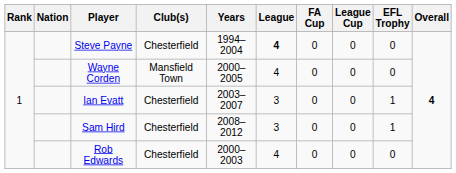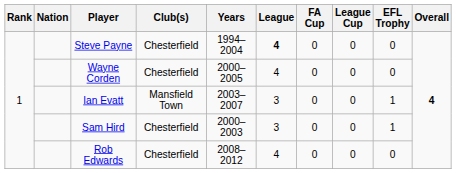(171, 72) Mansfield Town -> (171, 72) Chesterfield
(171, 100) Chesterfield -> (171, 100) Mansfield Town
(231, 127) 2008–2012 -> (231, 127) 2000–2003
(231, 154) 2000–2003 -> (231, 154) 2008–2012
